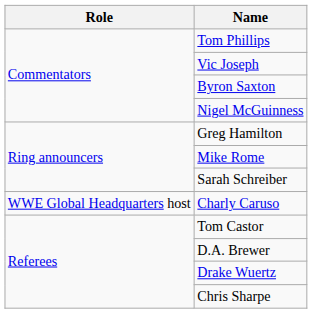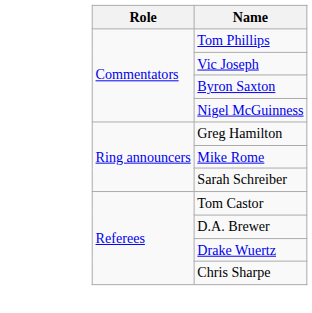- row: (238, 203)
